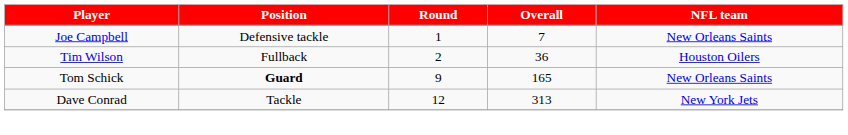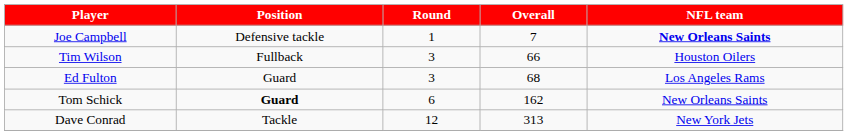(719, 36) normal -> (715, 36) bold
(438, 57) 2 -> (432, 57) 3
(542, 57) 36 -> (533, 57) 66
+ row: (90, 78)
(438, 78) 9 -> (432, 99) 6
(542, 78) 165 -> (533, 99) 162
